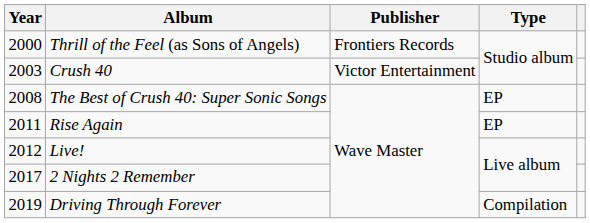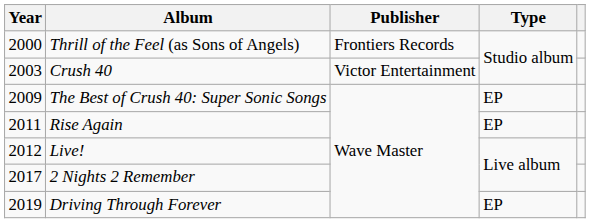(25, 97) 2008 -> (25, 97) 2009
(525, 204) Compilation -> (493, 204) EP
